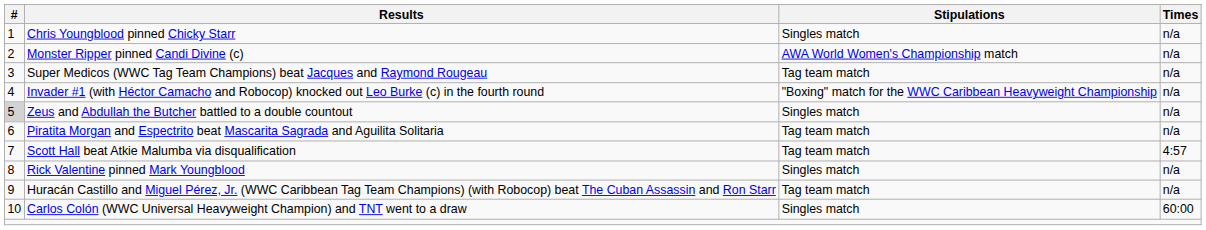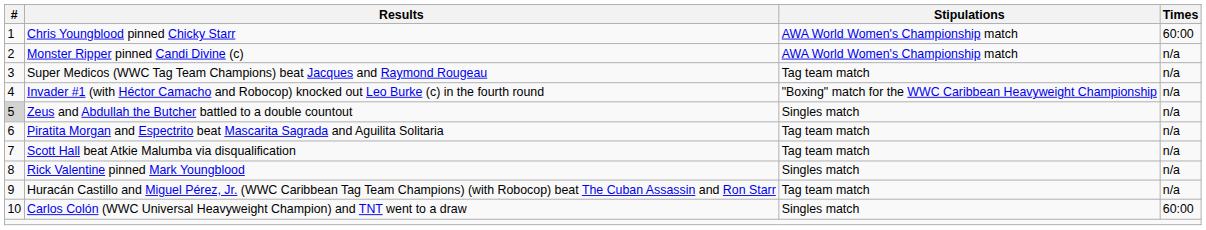(821, 33) Singles match -> (900, 33) AWA World Women's Championship match
(1171, 33) n/a -> (1178, 33) 60:00
(1175, 150) 4:57 -> (1171, 150) n/a
